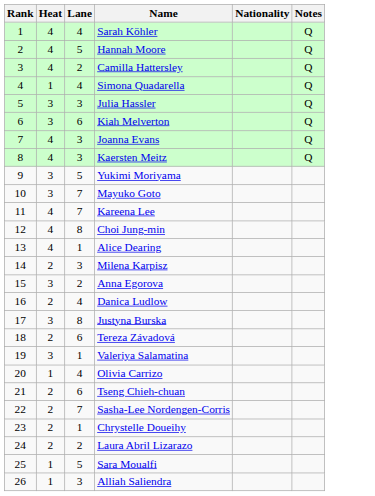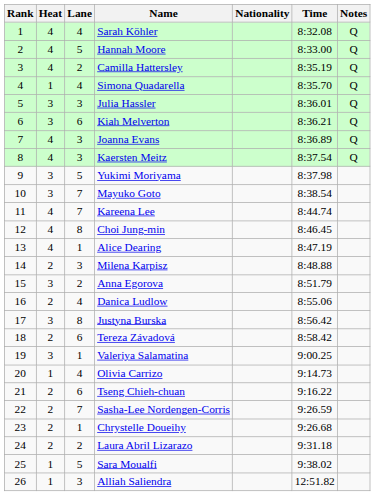+ column: (315, 13)
